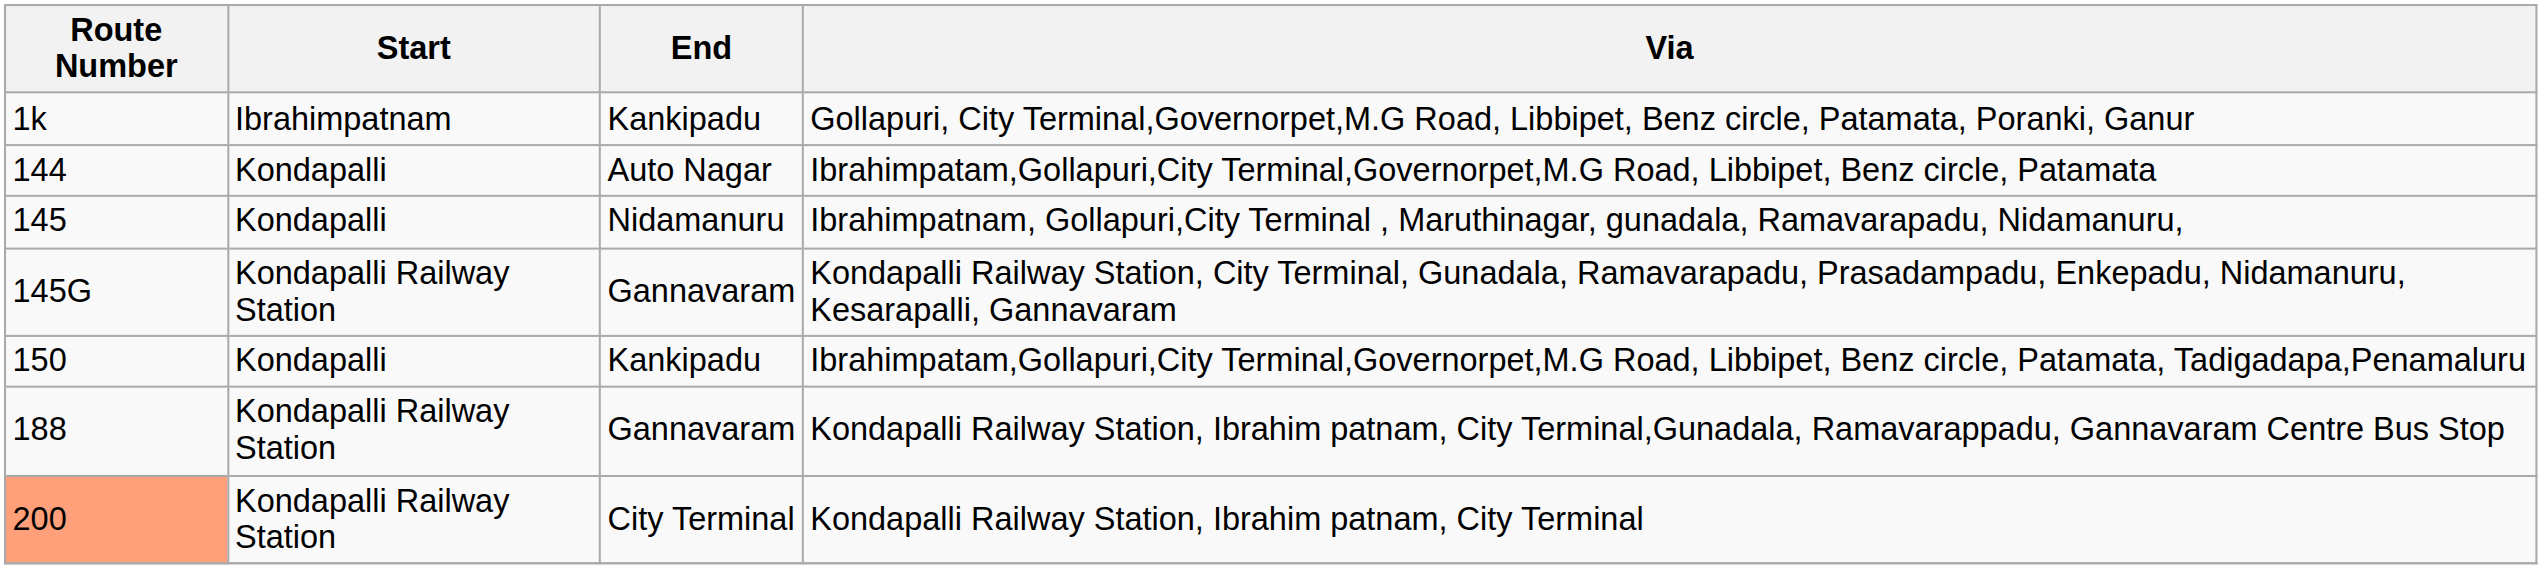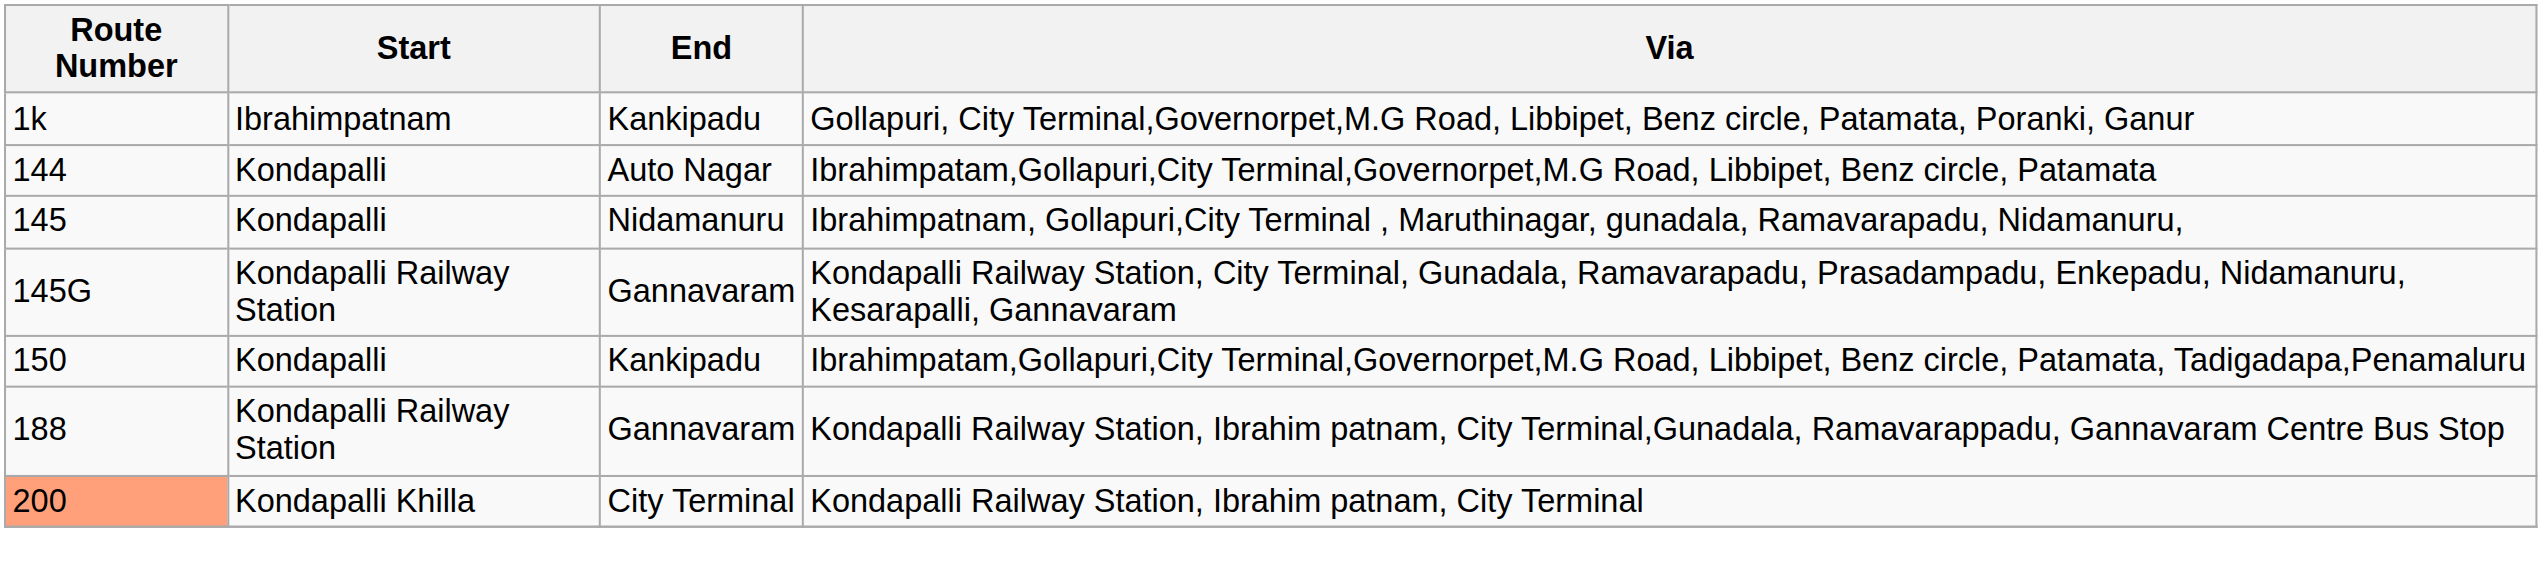(372, 518) Kondapalli Railway Station -> (355, 500) Kondapalli Khilla
